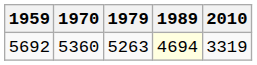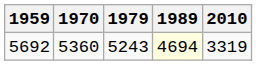(128, 47) 5263 -> (128, 47) 5243
